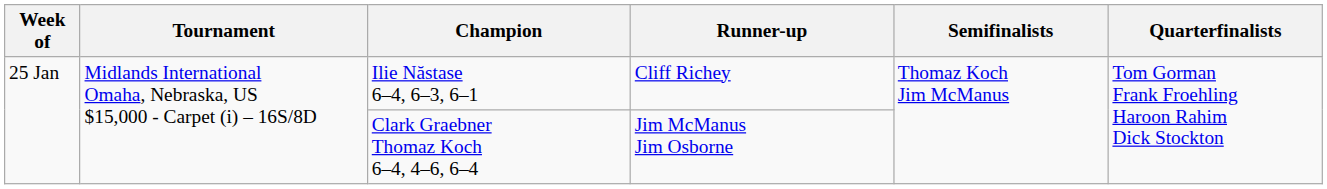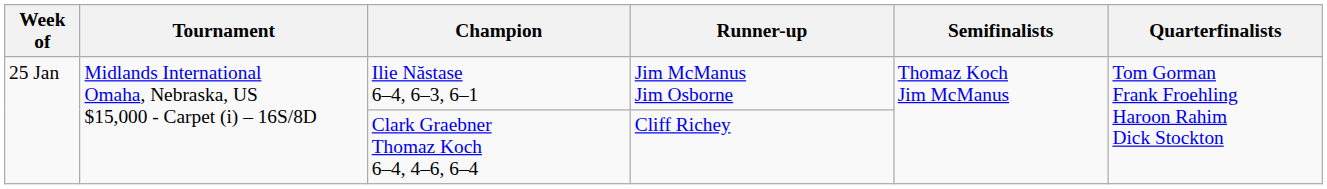(683, 72) Cliff Richey -> (690, 83) Jim McManus Jim Osborne
(690, 135) Jim McManus Jim Osborne -> (683, 124) Cliff Richey
